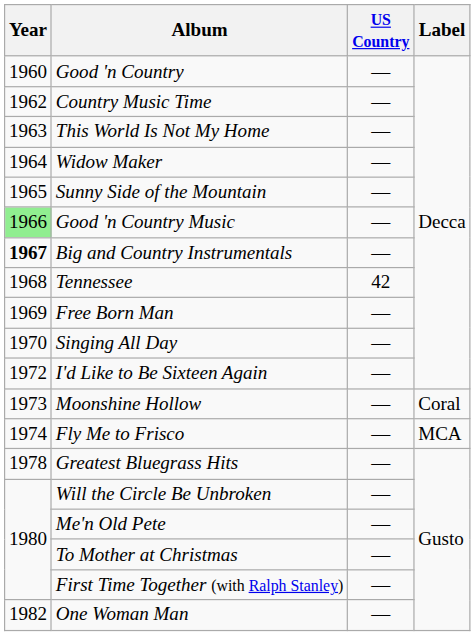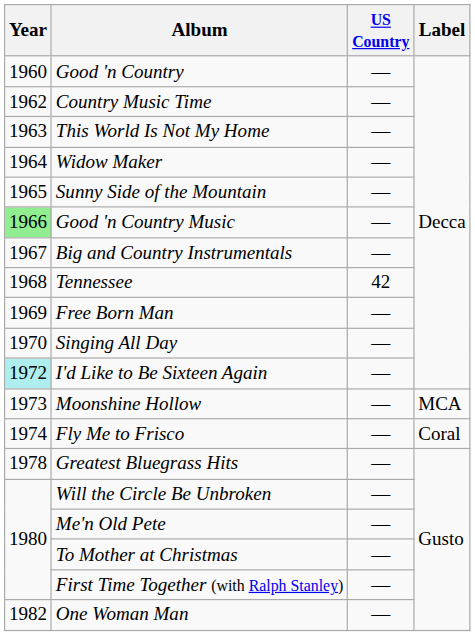(28, 252) bold -> (28, 252) normal
(28, 373) no background -> (28, 373) paleturquoise background
(439, 403) Coral -> (440, 403) MCA
(440, 433) MCA -> (439, 433) Coral
